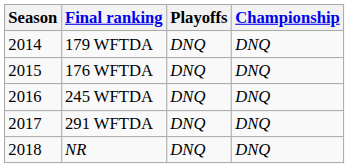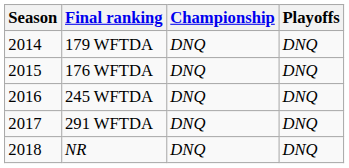columns swapped: (199, 17) <-> (288, 17)
